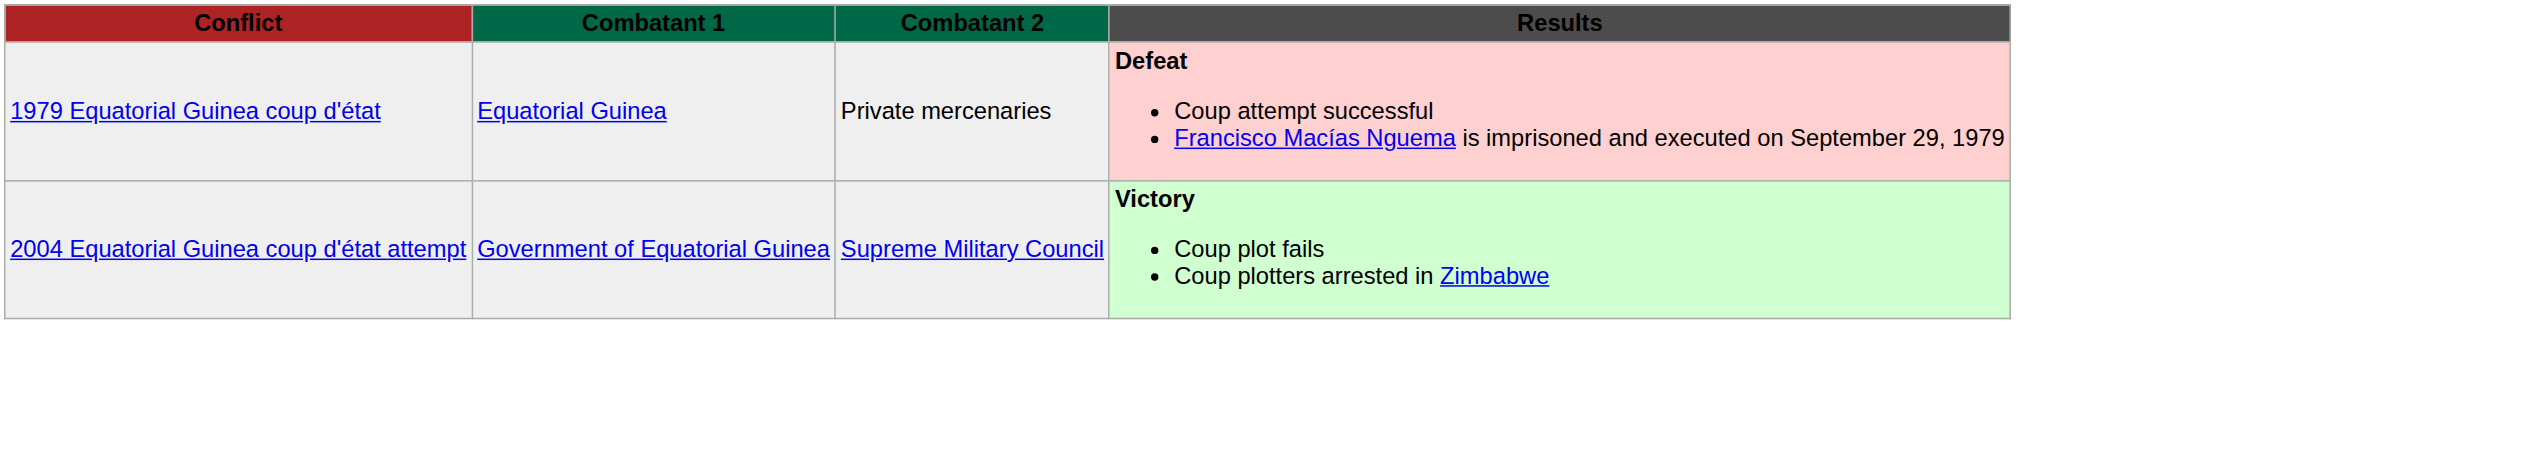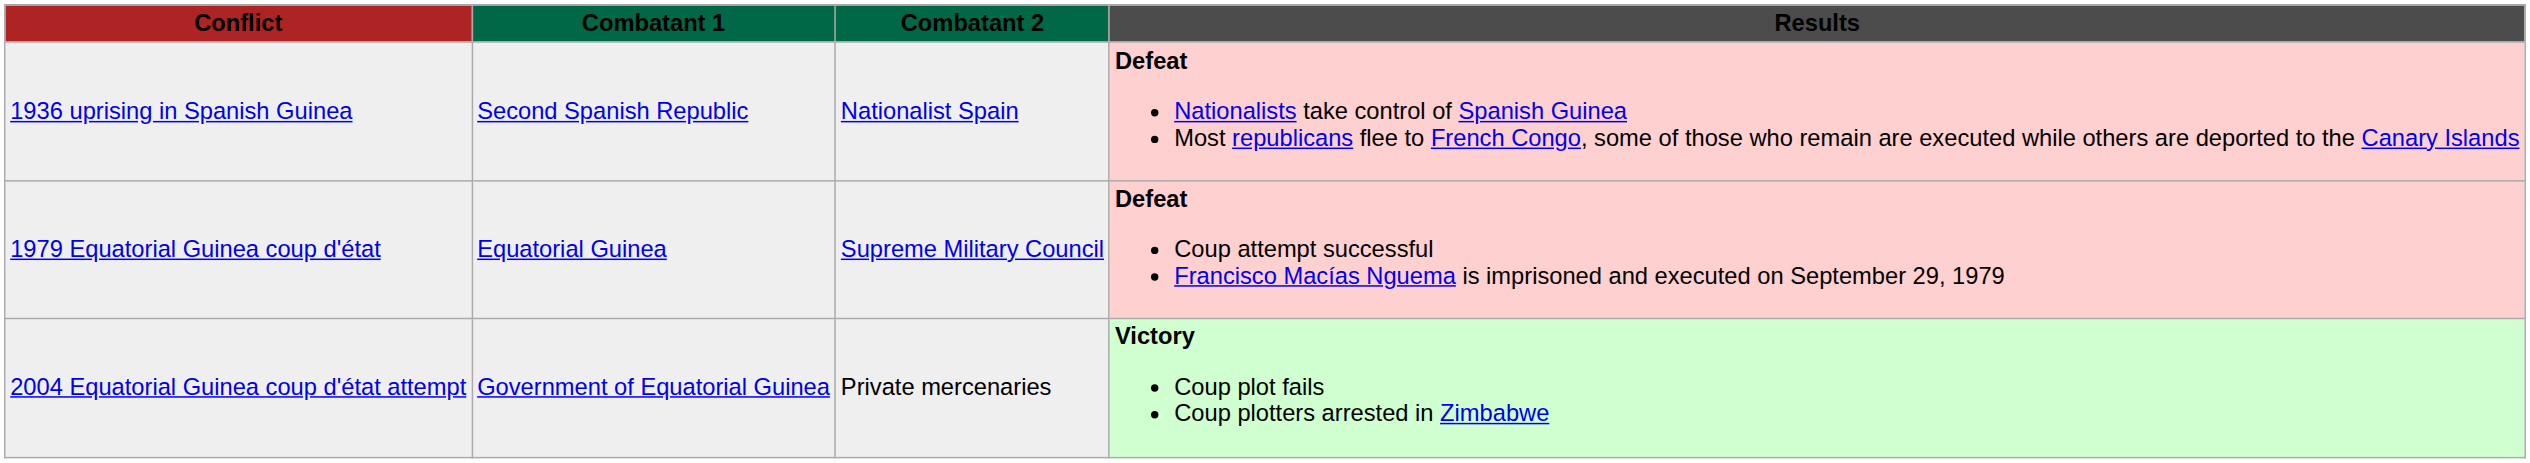+ row: (181, 111)
(946, 111) Private mercenaries -> (972, 249) Supreme Military Council
(972, 249) Supreme Military Council -> (946, 387) Private mercenaries
